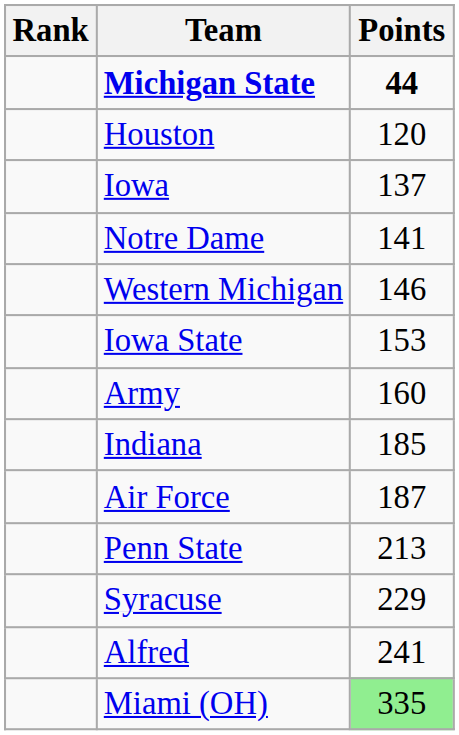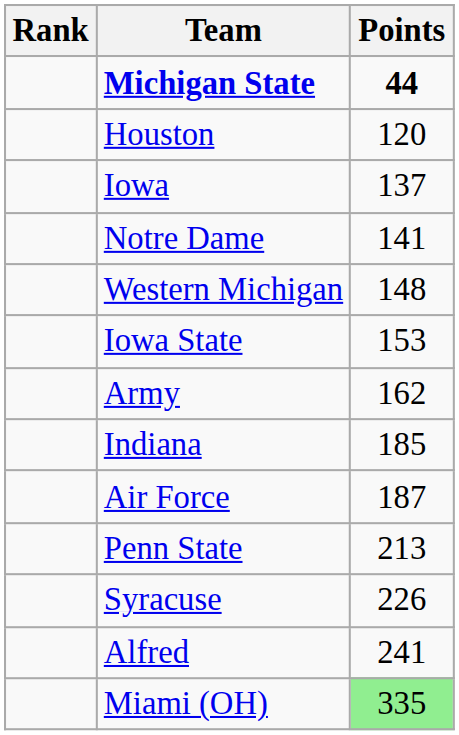(402, 289) 146 -> (402, 289) 148
(402, 392) 160 -> (402, 392) 162
(402, 599) 229 -> (402, 599) 226
